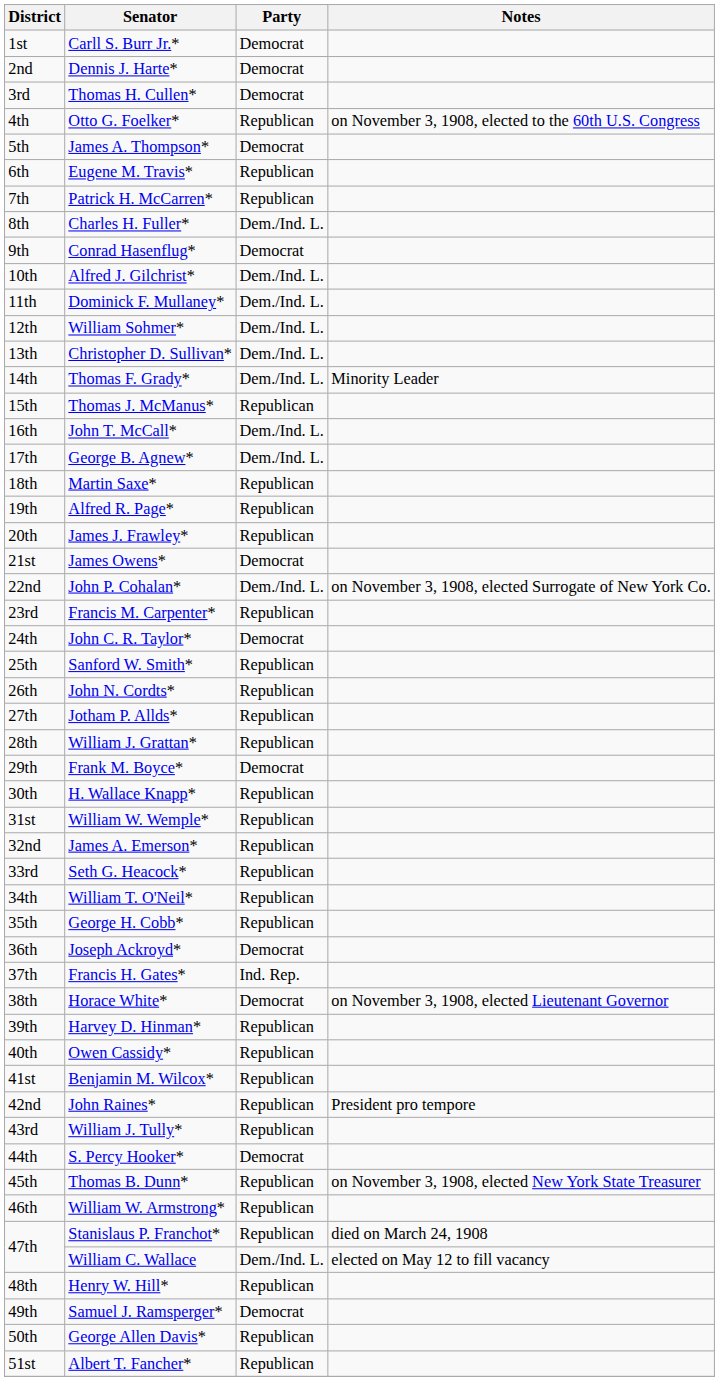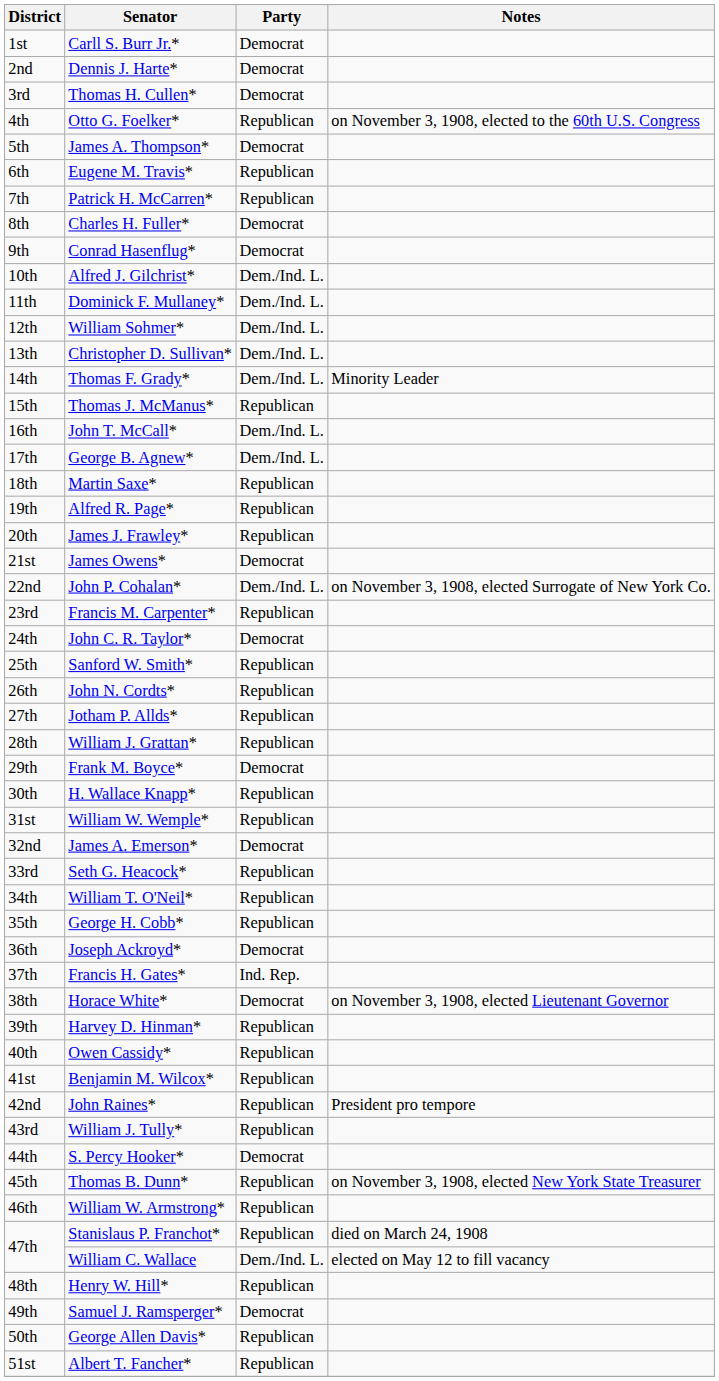(282, 224) Dem./Ind. L. -> (272, 224) Democrat
(277, 845) Republican -> (272, 845) Democrat
